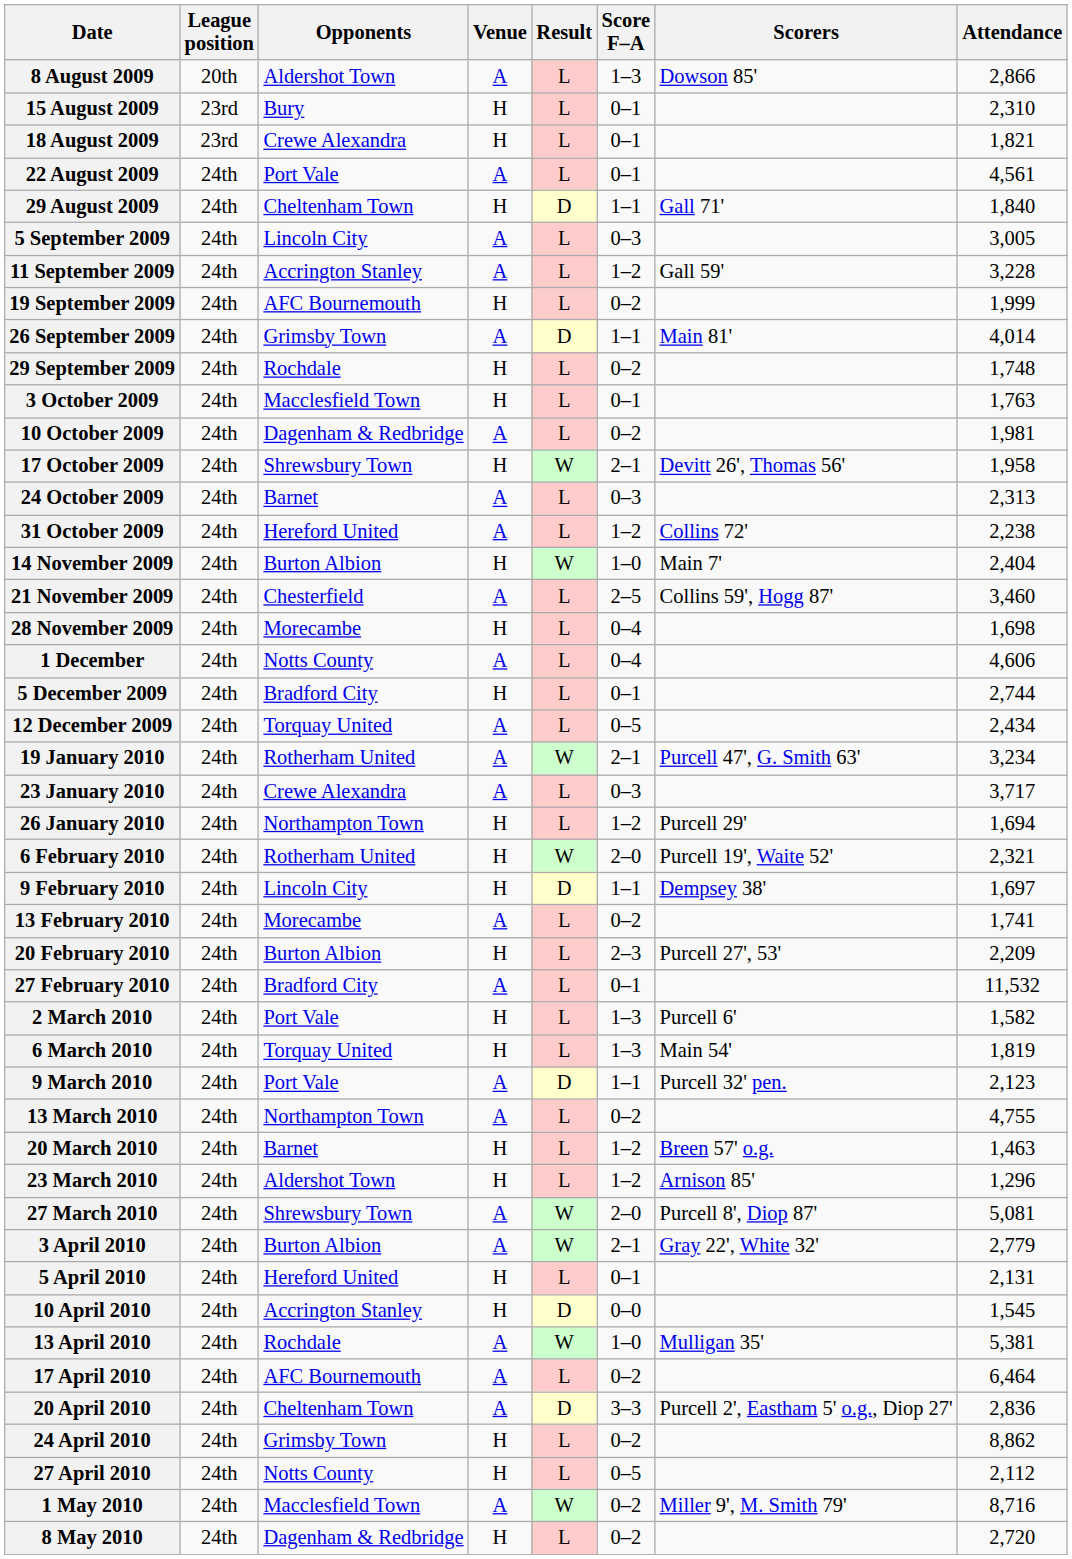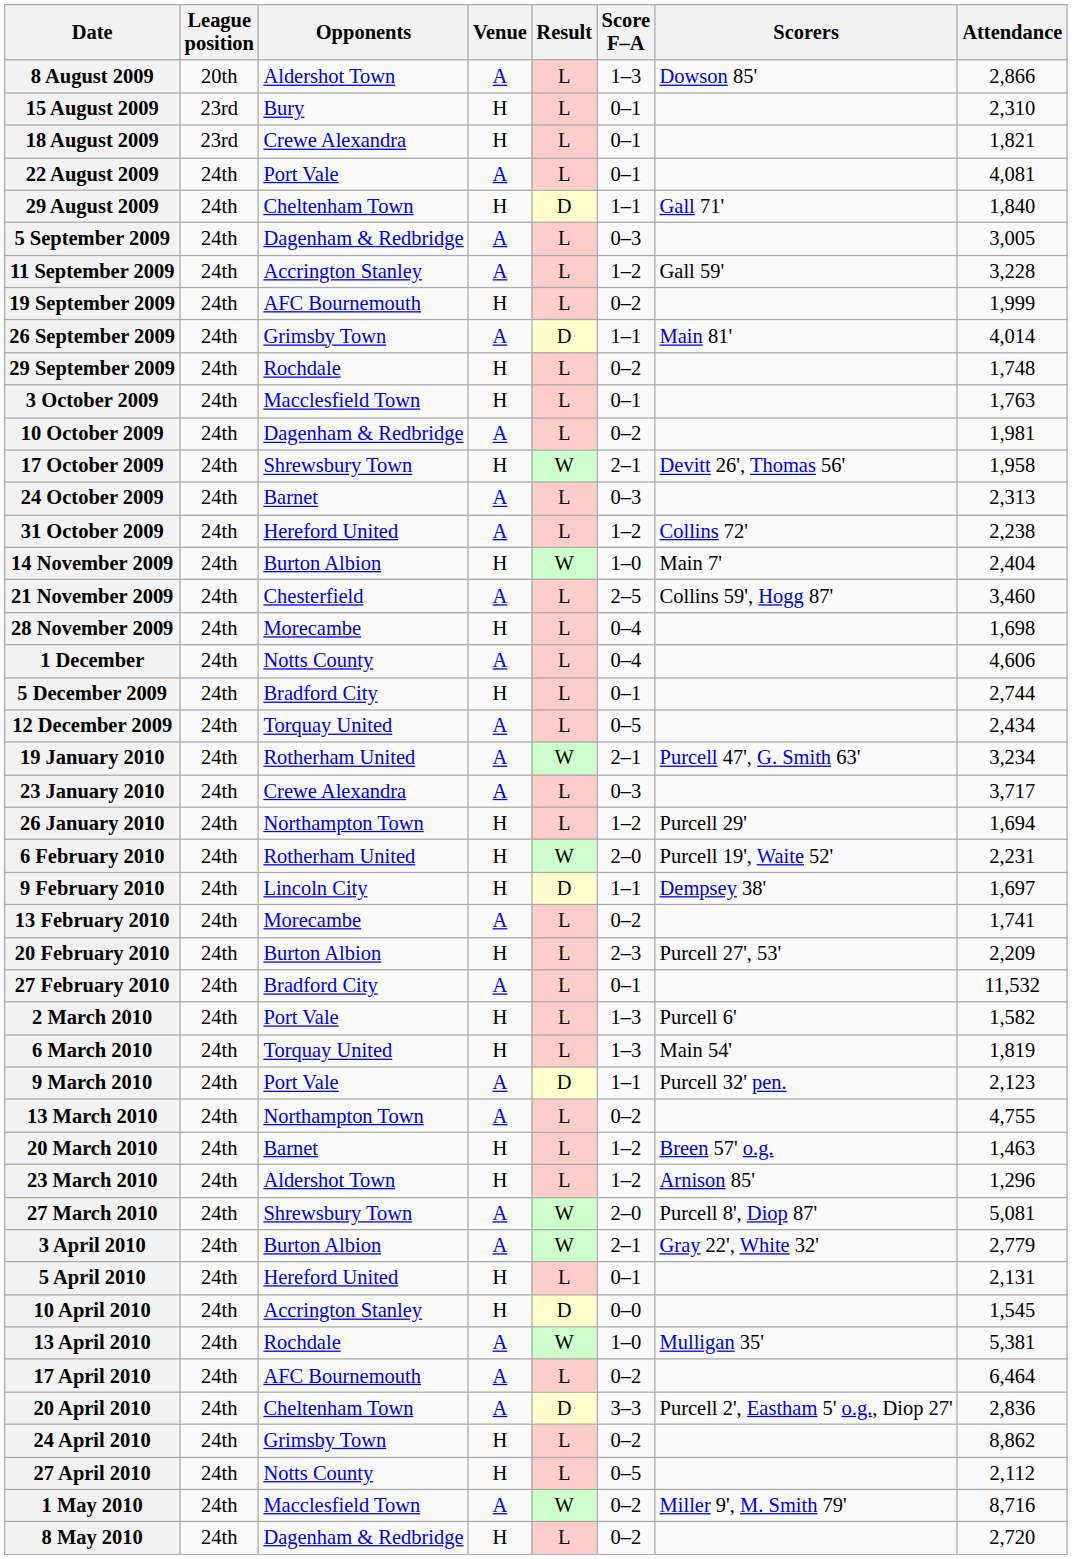(1012, 173) 4,561 -> (1012, 173) 4,081
(315, 238) Lincoln City -> (363, 238) Dagenham & Redbridge
(1012, 855) 2,321 -> (1012, 855) 2,231
